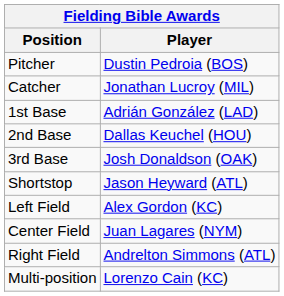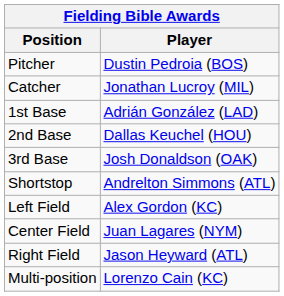(176, 183) Jason Heyward (ATL) -> (189, 183) Andrelton Simmons (ATL)
(189, 254) Andrelton Simmons (ATL) -> (176, 254) Jason Heyward (ATL)
